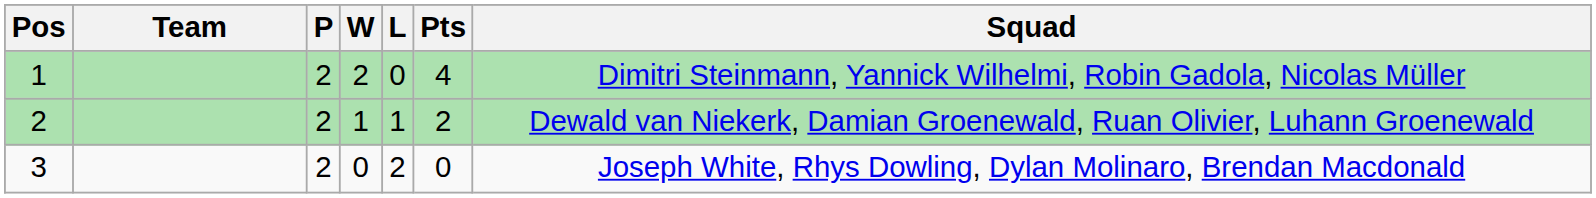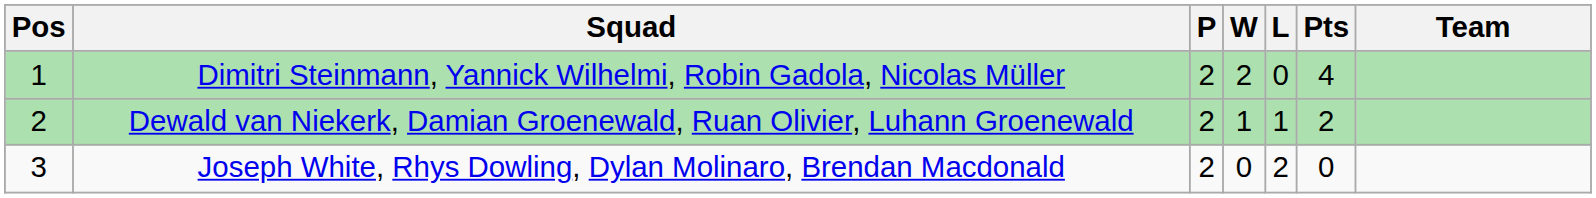columns swapped: (190, 27) <-> (1032, 27)
